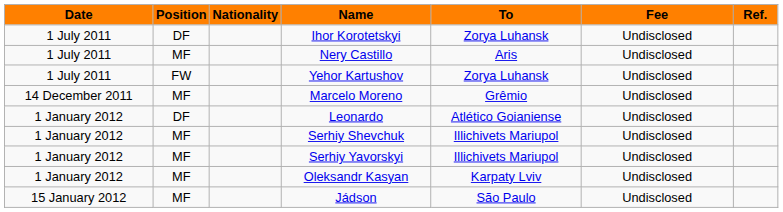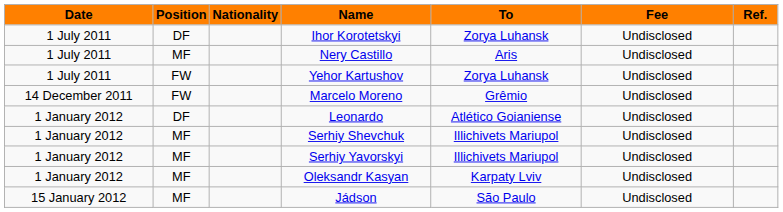(181, 96) MF -> (181, 96) FW
